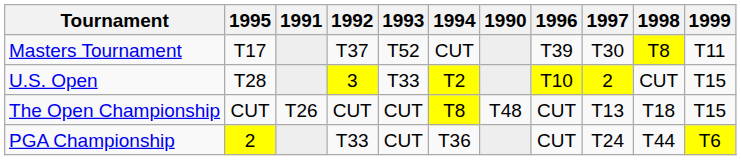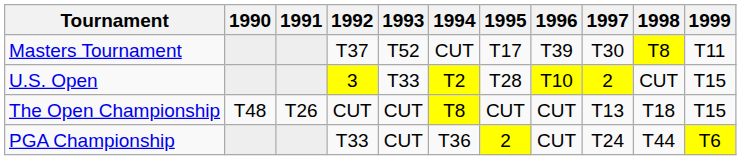columns swapped: (505, 20) <-> (250, 20)
